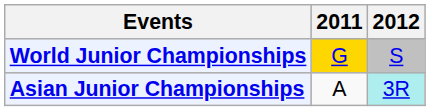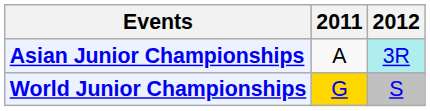rows swapped: (157, 89) <-> (158, 56)
